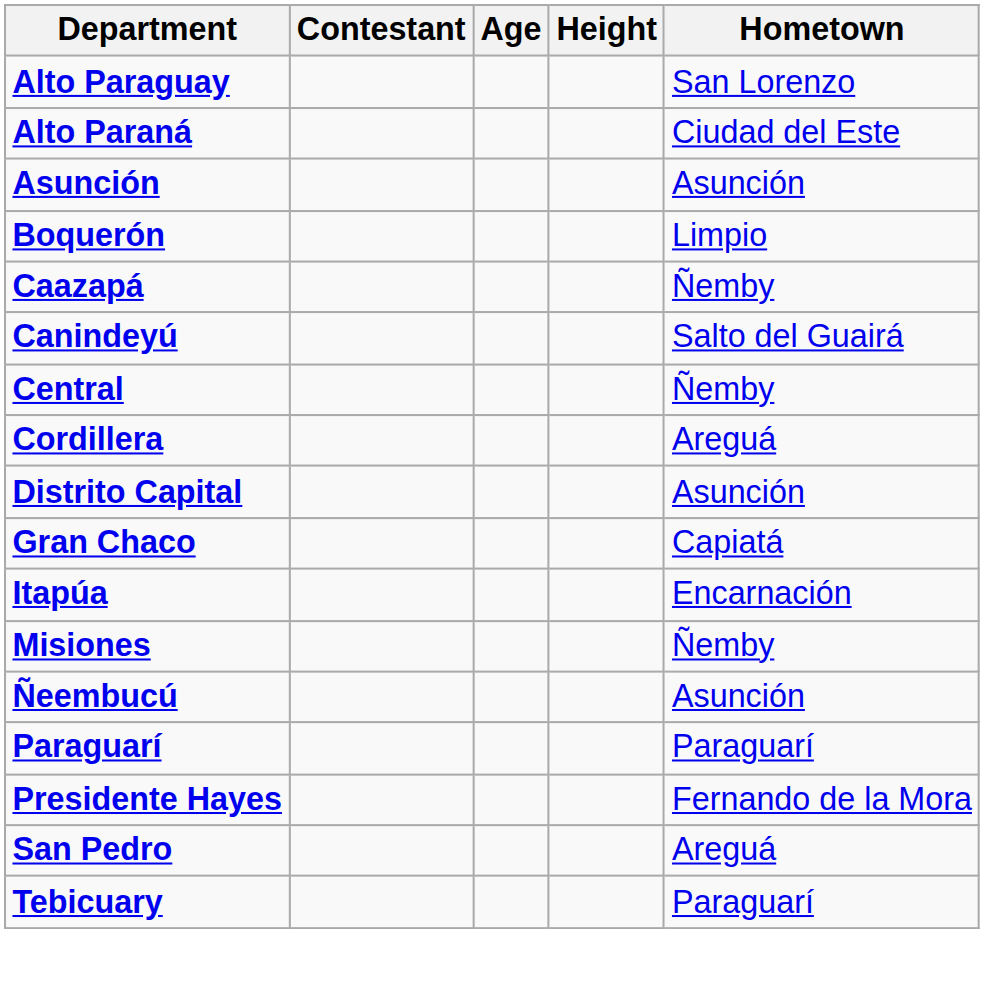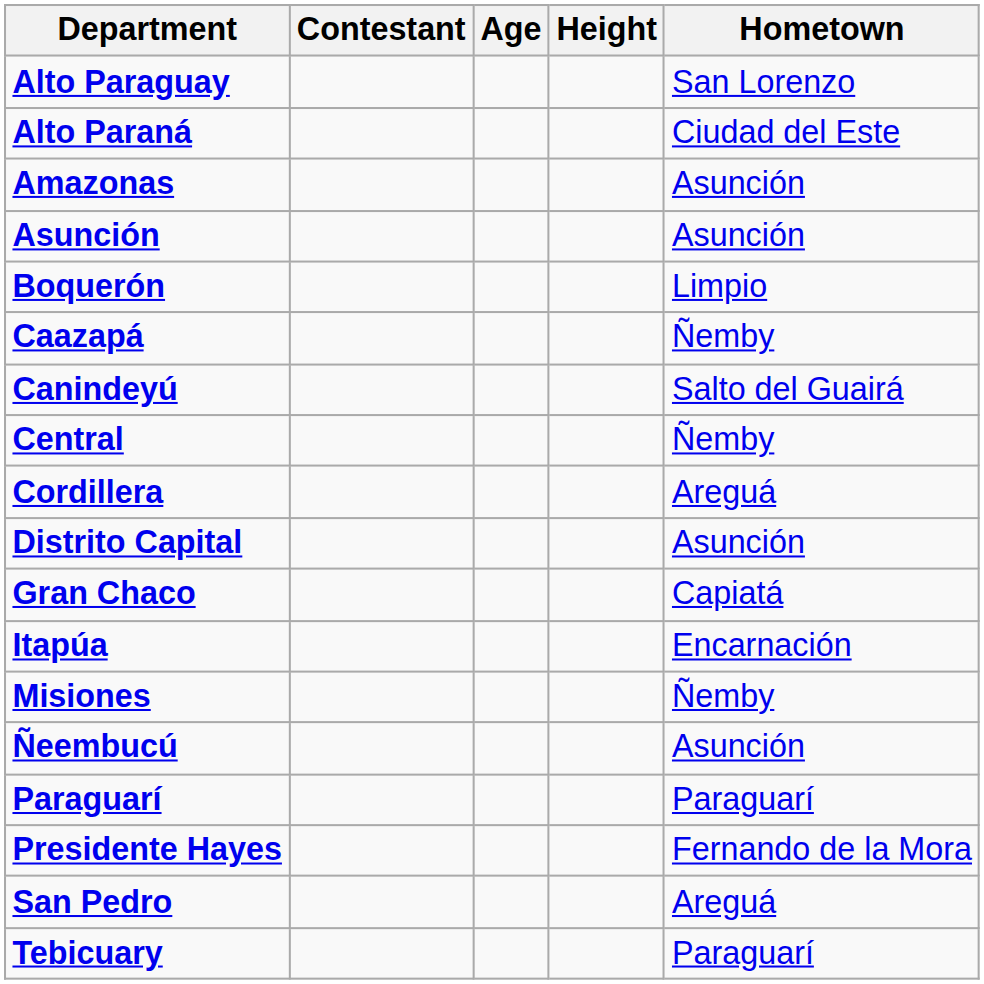+ row: (93, 183)
